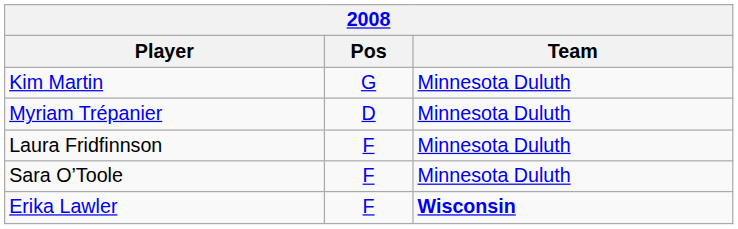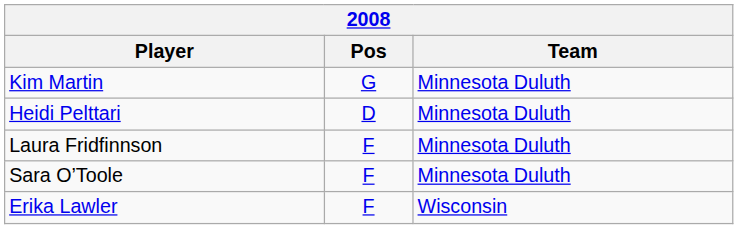- row: (86, 113)
+ row: (65, 113)
(467, 207) bold -> (462, 207) normal
